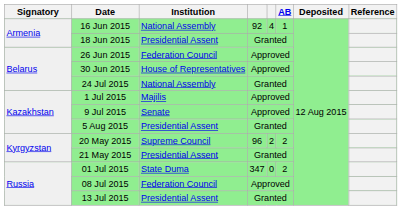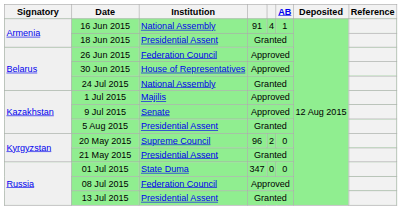(257, 26) 92 -> (257, 26) 91
(285, 141) 2 -> (285, 141) 0
(285, 170) 2 -> (285, 170) 0
